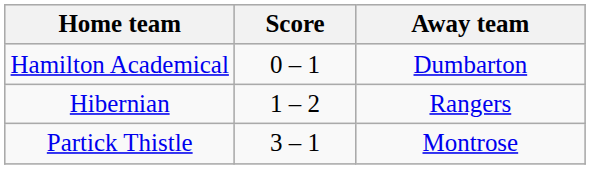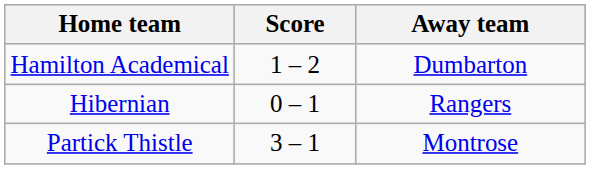(295, 63) 0 – 1 -> (295, 63) 1 – 2
(295, 103) 1 – 2 -> (295, 103) 0 – 1
